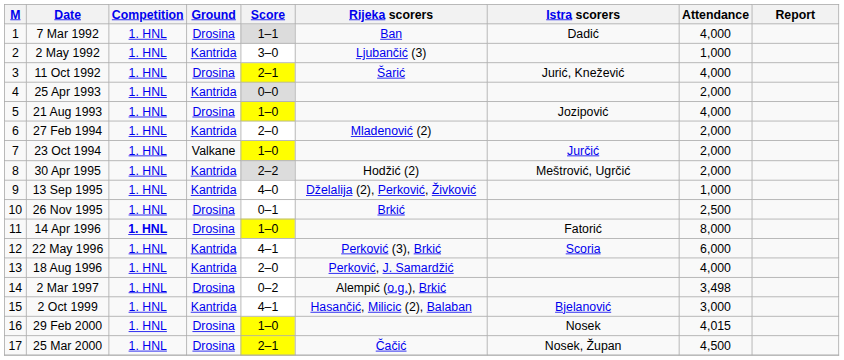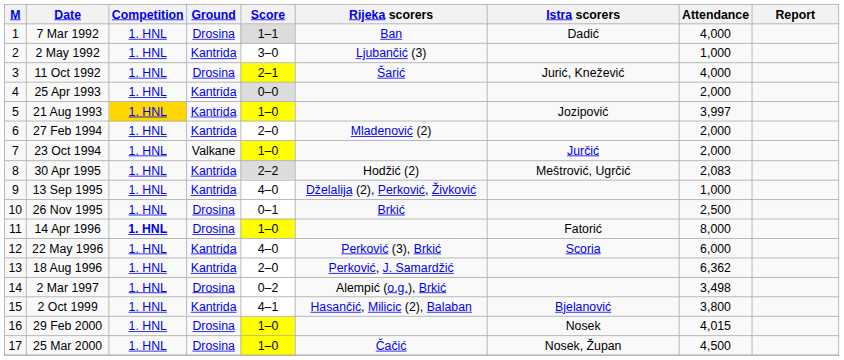(148, 112) no background -> (148, 112) gold background
(214, 112) Drosina -> (214, 112) Kantrida
(716, 112) 4,000 -> (716, 112) 3,997
(716, 170) 2,000 -> (716, 170) 2,083
(268, 248) 4–1 -> (268, 248) 4–0
(716, 268) 4,000 -> (716, 268) 6,362
(716, 307) 3,000 -> (716, 307) 3,800
(268, 346) 2–1 -> (268, 346) 1–0
